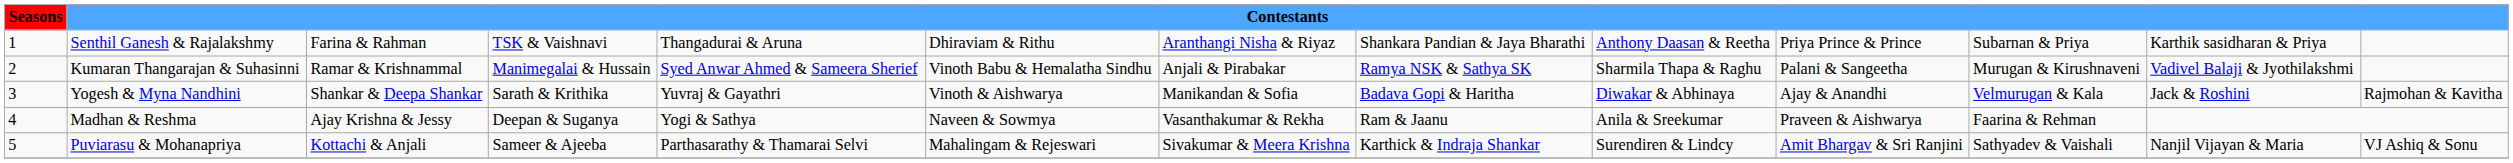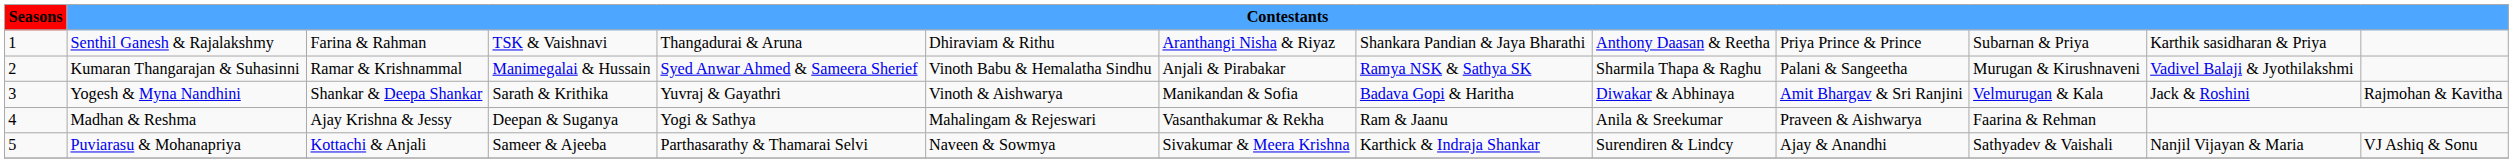(1833, 94) Ajay & Anandhi -> (1871, 94) Amit Bhargav & Sri Ranjini
(992, 119) Naveen & Sowmya -> (1012, 119) Mahalingam & Rejeswari
(1012, 145) Mahalingam & Rejeswari -> (992, 145) Naveen & Sowmya
(1871, 145) Amit Bhargav & Sri Ranjini -> (1833, 145) Ajay & Anandhi
